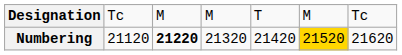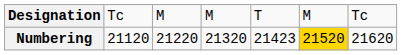(177, 39) bold -> (177, 39) normal
(275, 39) 21420 -> (275, 39) 21423
